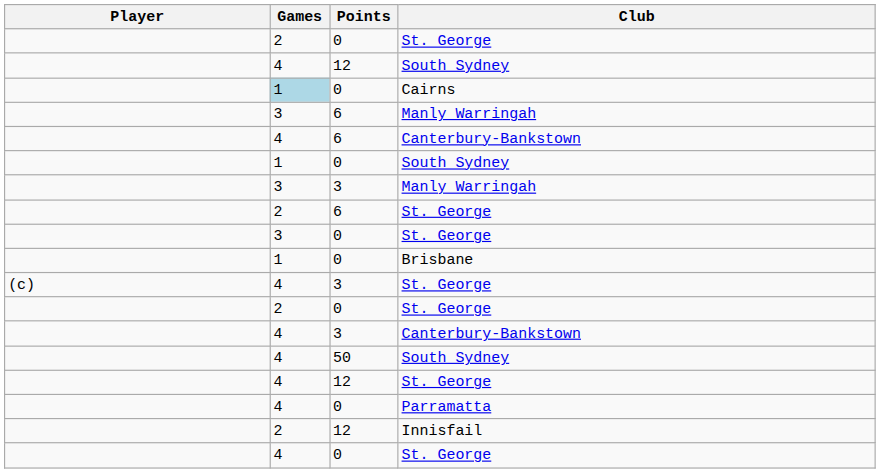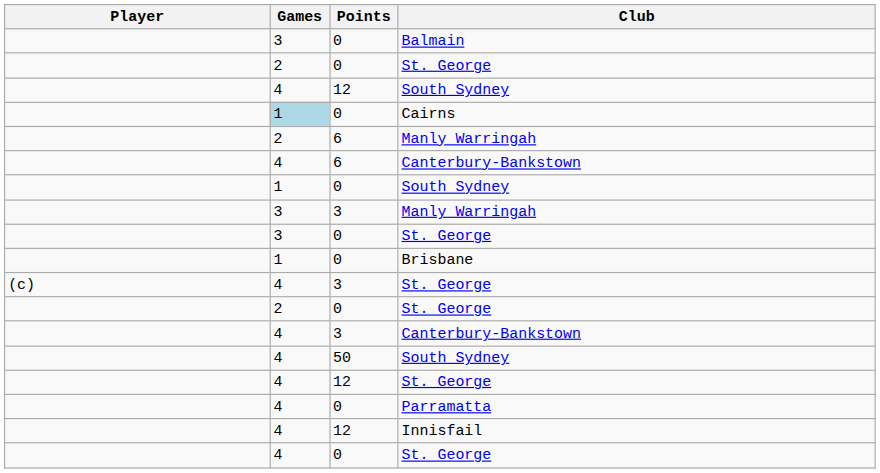+ row: (338, 41)
(278, 114) 3 -> (278, 139) 2
- row: (338, 212)
(278, 431) 2 -> (278, 431) 4
